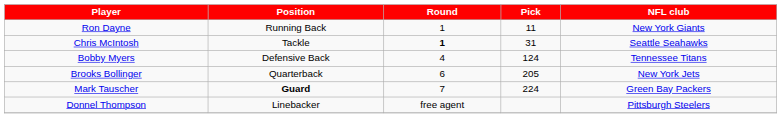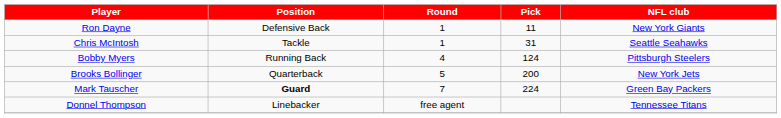(296, 27) Running Back -> (296, 27) Defensive Back
(442, 43) bold -> (442, 43) normal
(296, 58) Defensive Back -> (296, 58) Running Back
(669, 58) Tennessee Titans -> (669, 58) Pittsburgh Steelers
(442, 74) 6 -> (442, 74) 5
(531, 74) 205 -> (531, 74) 200
(669, 105) Pittsburgh Steelers -> (669, 105) Tennessee Titans
